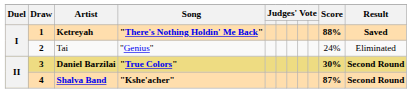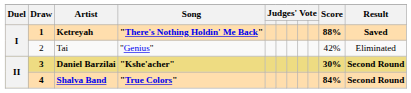(41, 49) bold -> (41, 49) normal
(332, 49) 24% -> (332, 49) 42%
(149, 64) "True Colors" -> (147, 64) "Kshe'acher"
(147, 80) "Kshe'acher" -> (149, 80) "True Colors"
(332, 80) 87% -> (332, 80) 84%
